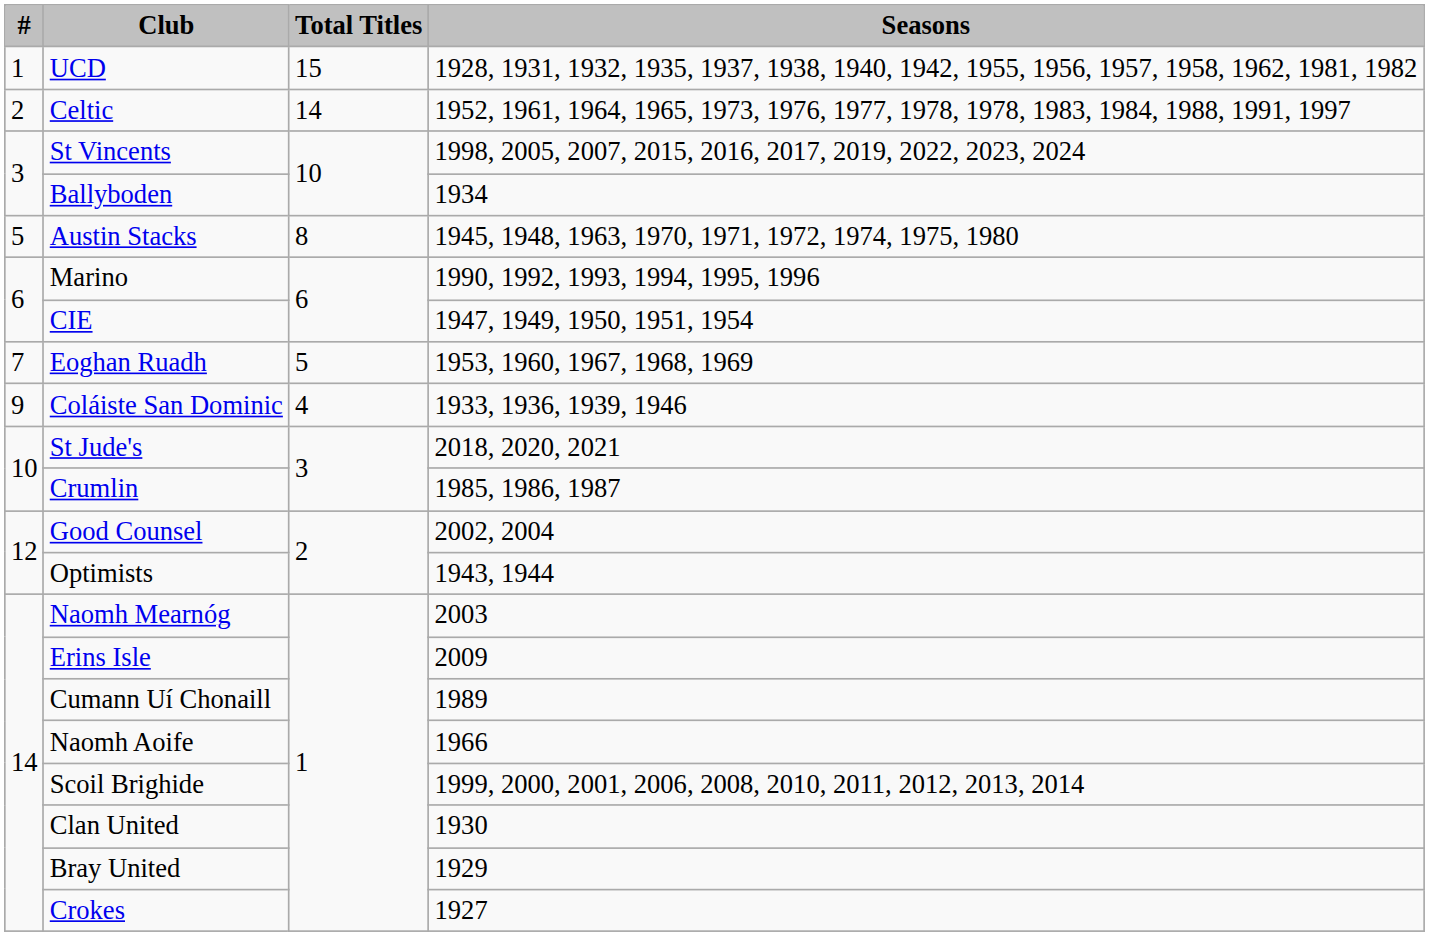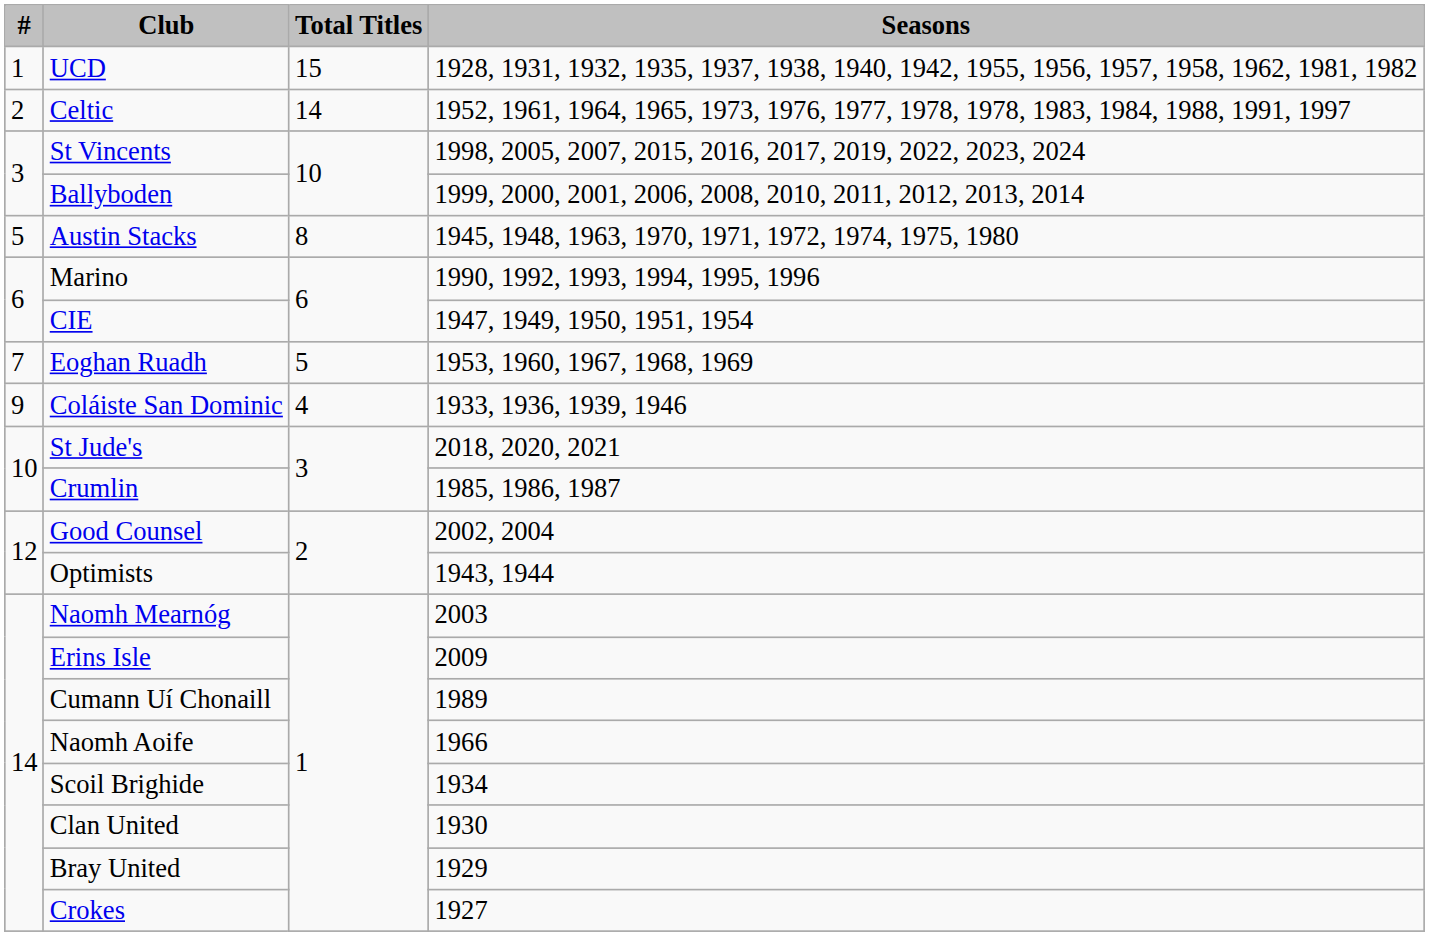(461, 194) 1934 -> (759, 194) 1999, 2000, 2001, 2006, 2008, 2010, 2011, 2012, 2013, 2014
(759, 783) 1999, 2000, 2001, 2006, 2008, 2010, 2011, 2012, 2013, 2014 -> (461, 783) 1934
